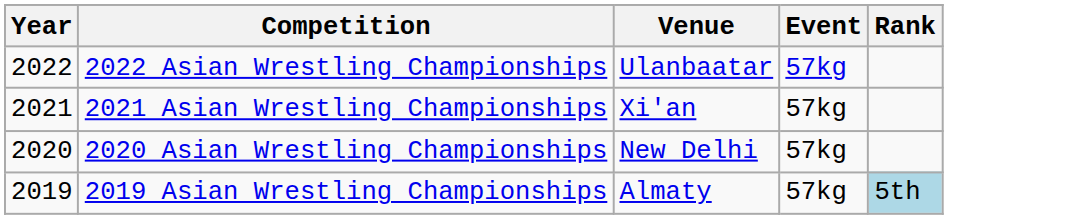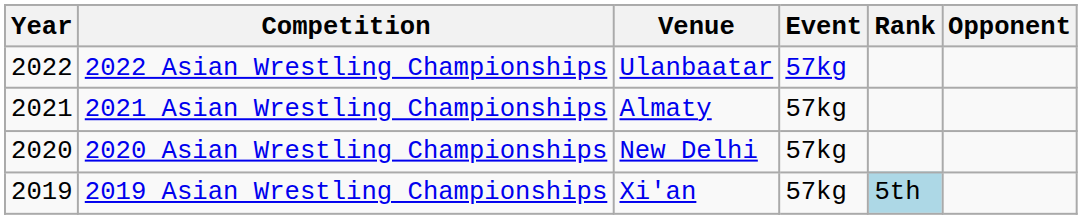+ column: (1010, 26)
(658, 109) Xi'an -> (666, 109) Almaty
(666, 193) Almaty -> (658, 193) Xi'an
